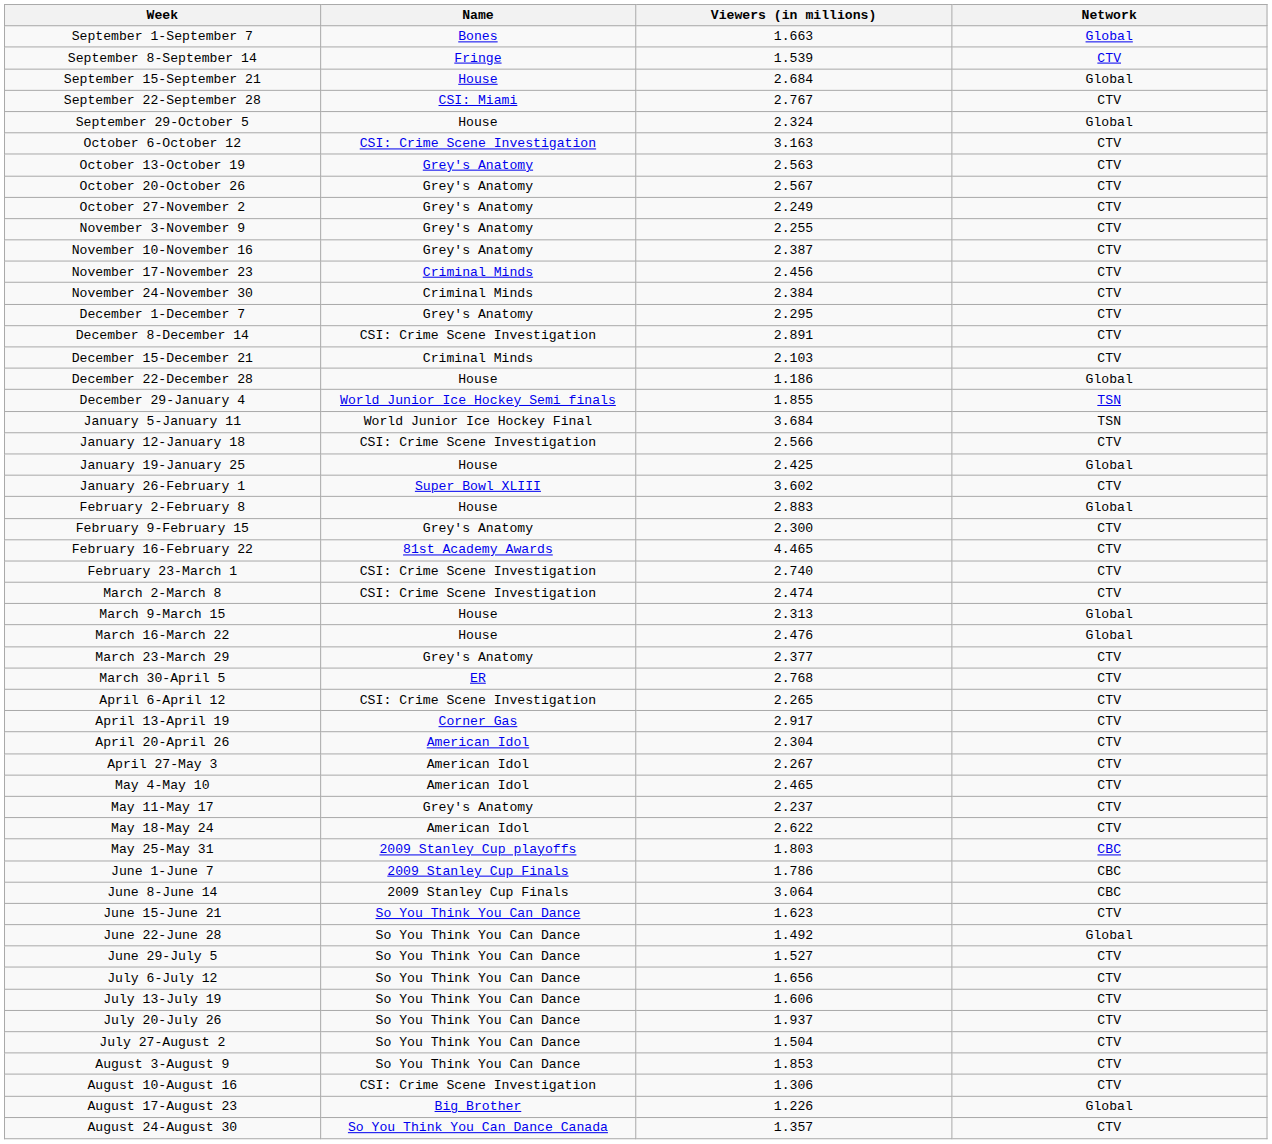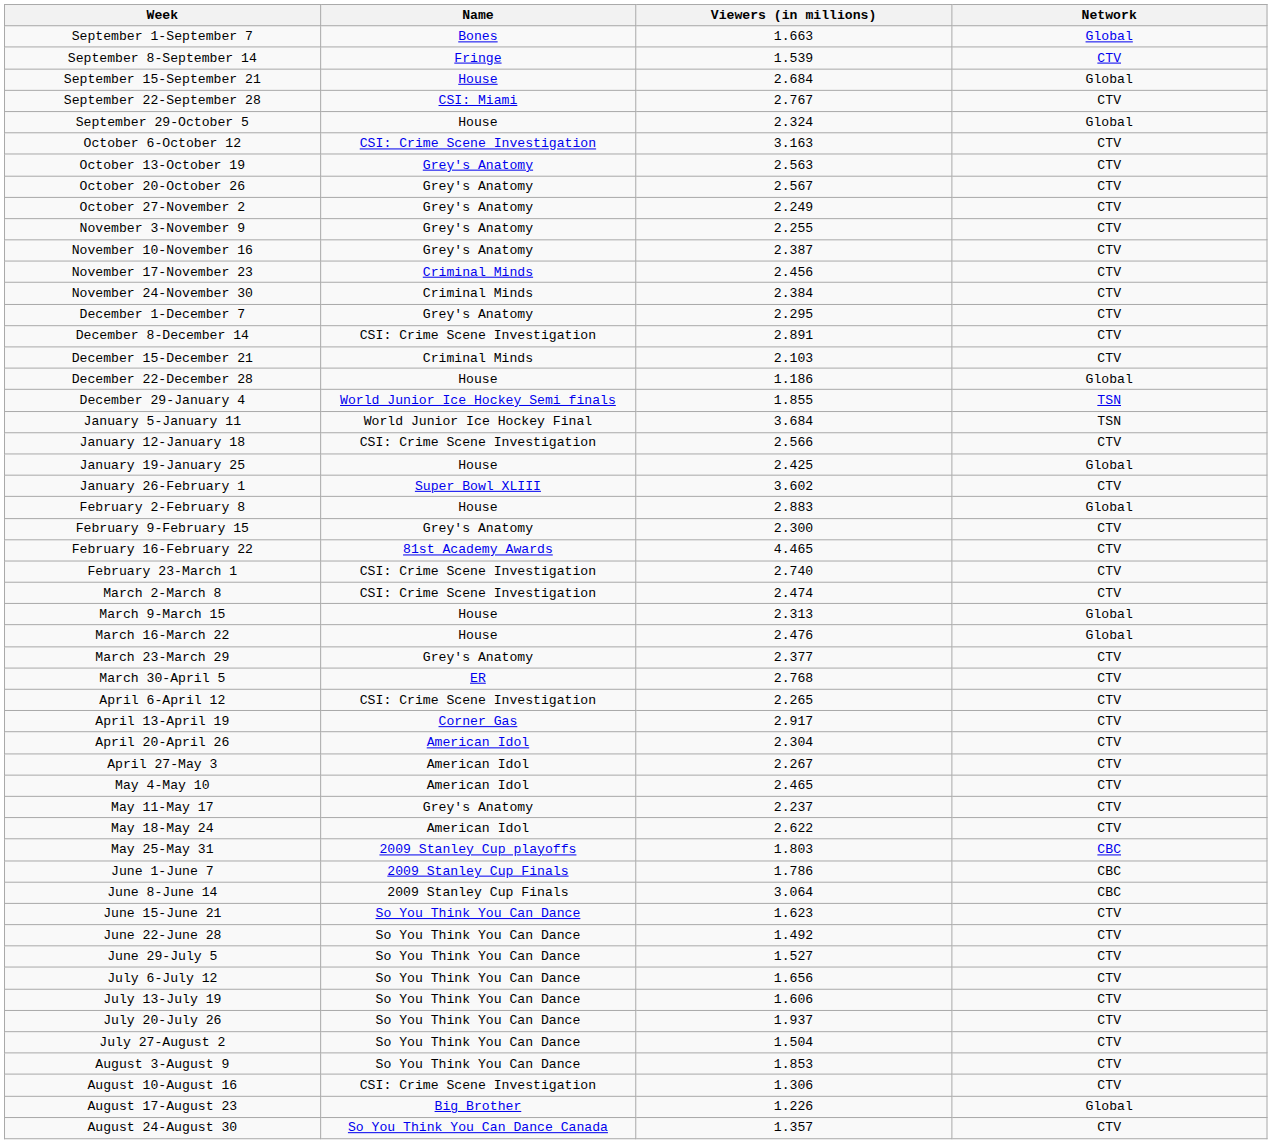(1109, 935) Global -> (1109, 935) CTV
